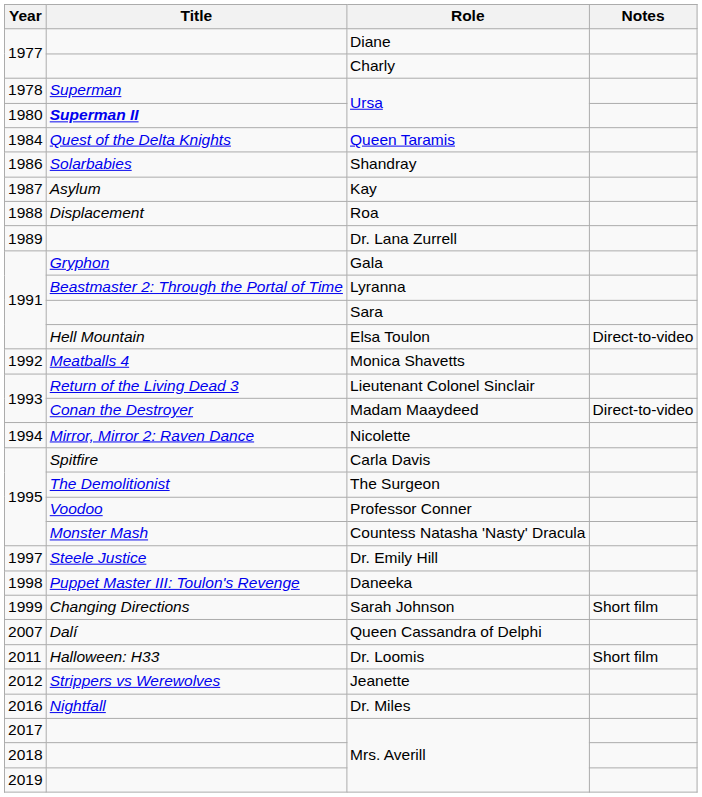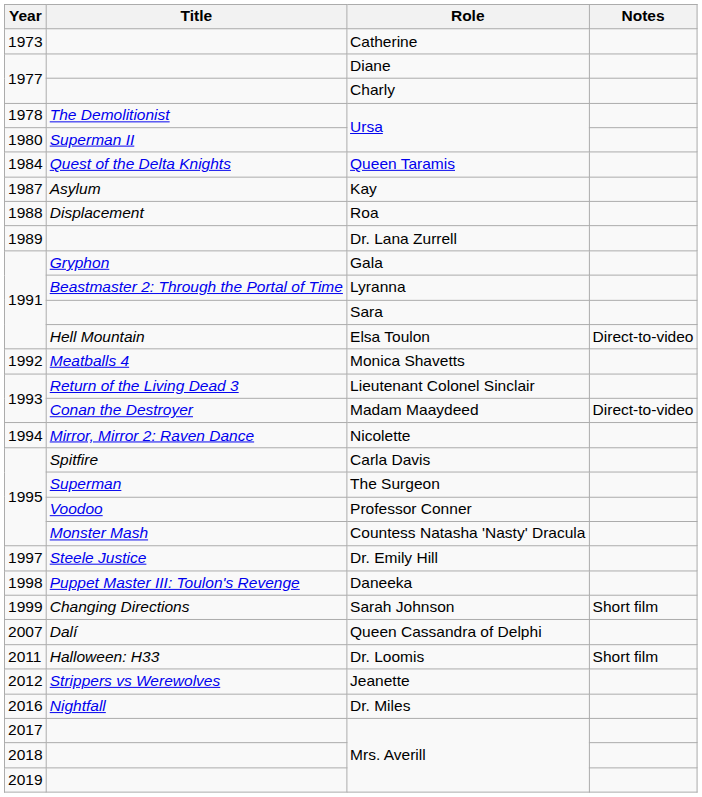+ row: (25, 41)
(86, 90) Superman -> (110, 115) The Demolitionist
(94, 115) bold -> (92, 139) normal
- row: (25, 164)
(110, 484) The Demolitionist -> (86, 484) Superman
